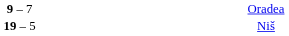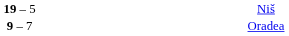rows swapped: (266, 8) <-> (266, 26)
